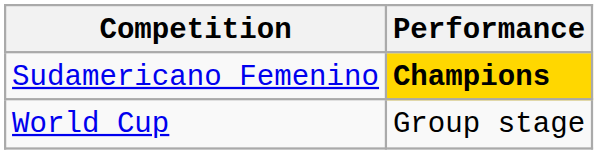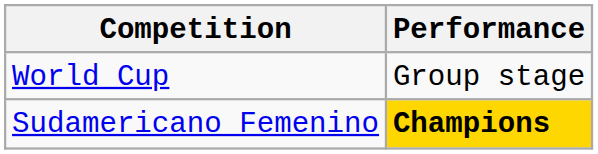rows swapped: (196, 76) <-> (91, 124)
